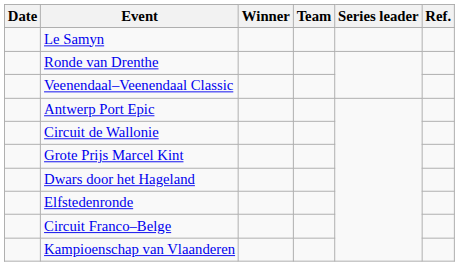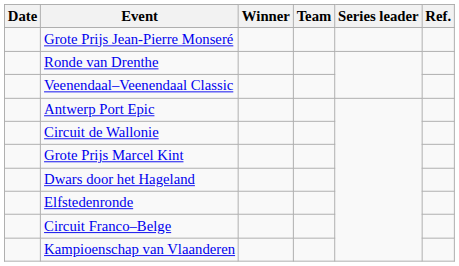- row: (74, 39)
+ row: (139, 39)
